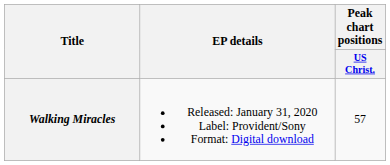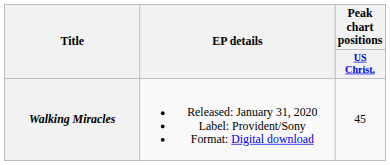(360, 119) 57 -> (360, 119) 45
